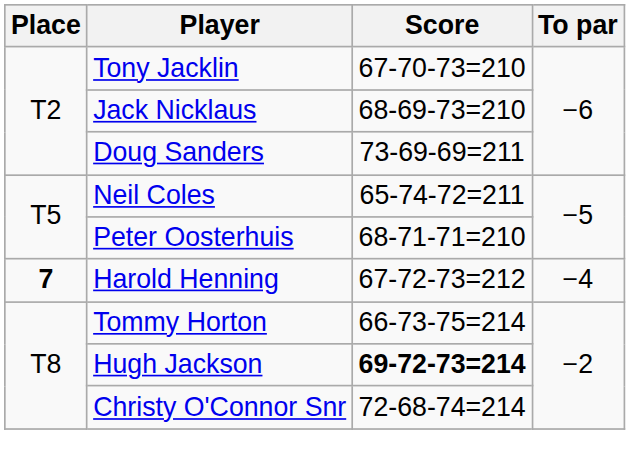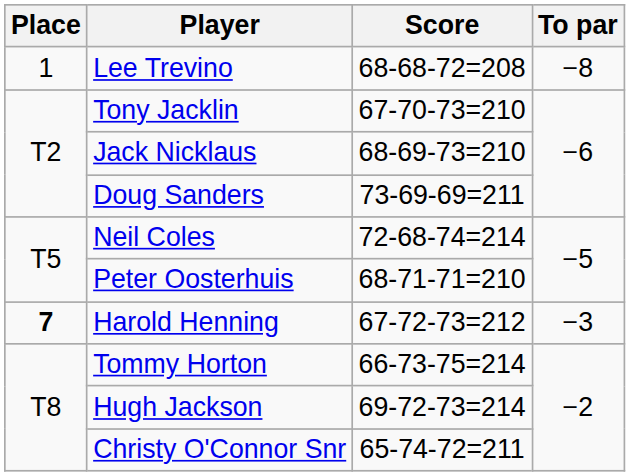+ row: (163, 68)
(442, 195) 65-74-72=211 -> (442, 237) 72-68-74=214
(578, 279) −4 -> (578, 322) −3
(442, 364) bold -> (442, 407) normal
(442, 407) 72-68-74=214 -> (442, 449) 65-74-72=211
